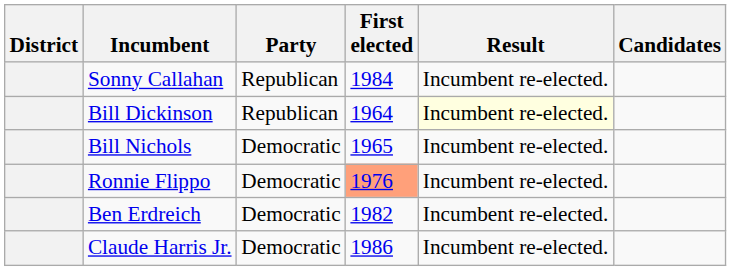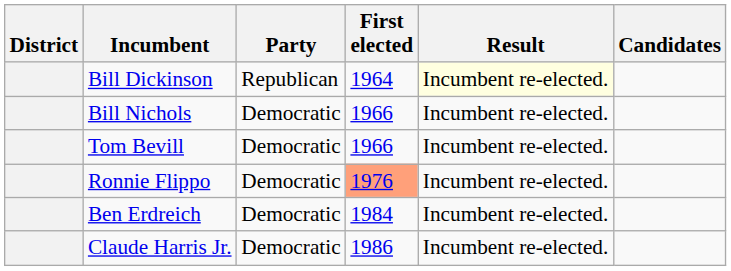- row: (156, 79)
(372, 146) 1965 -> (372, 112) 1966
+ row: (136, 146)
(372, 214) 1982 -> (372, 214) 1984
